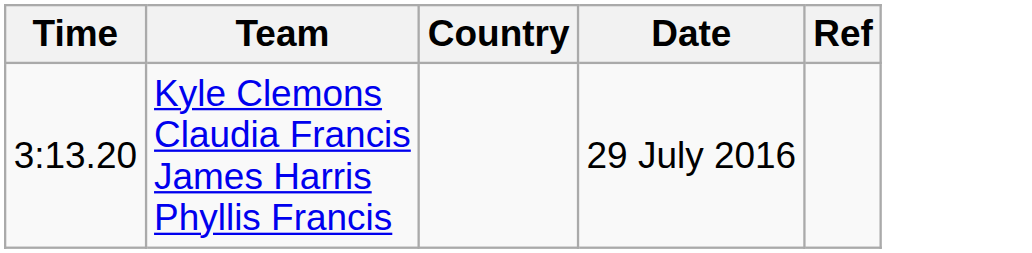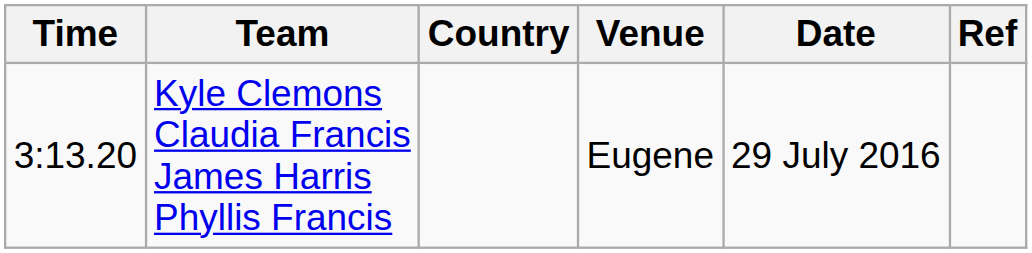+ column: (650, 33)
